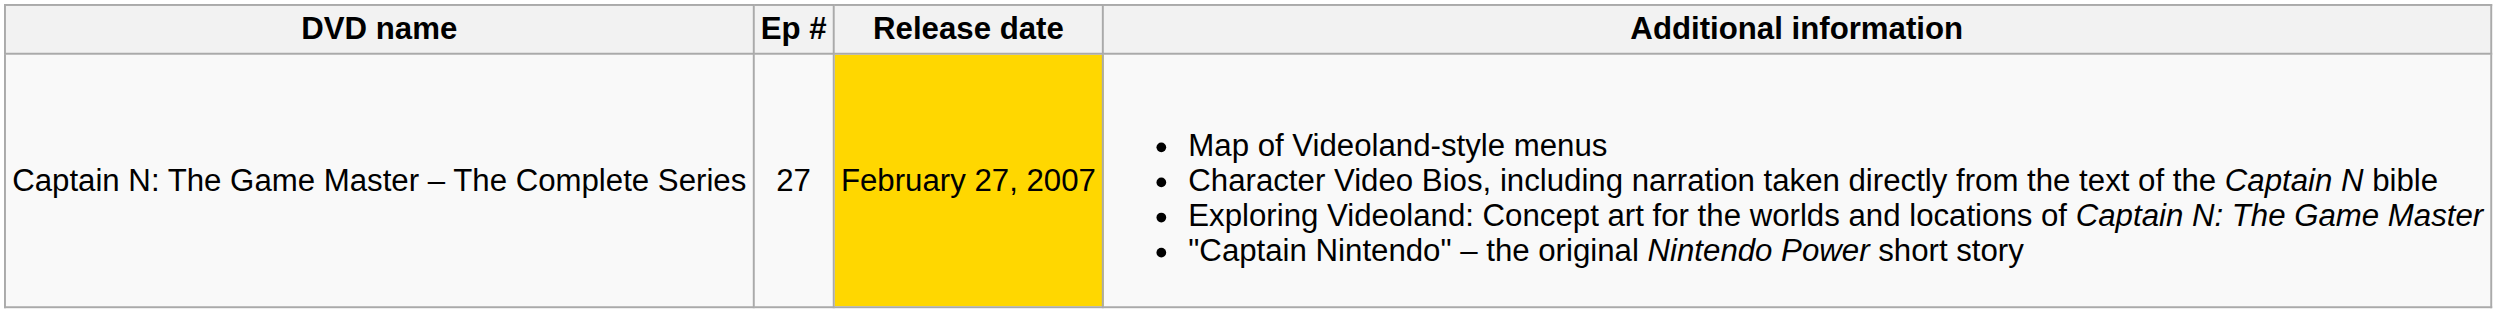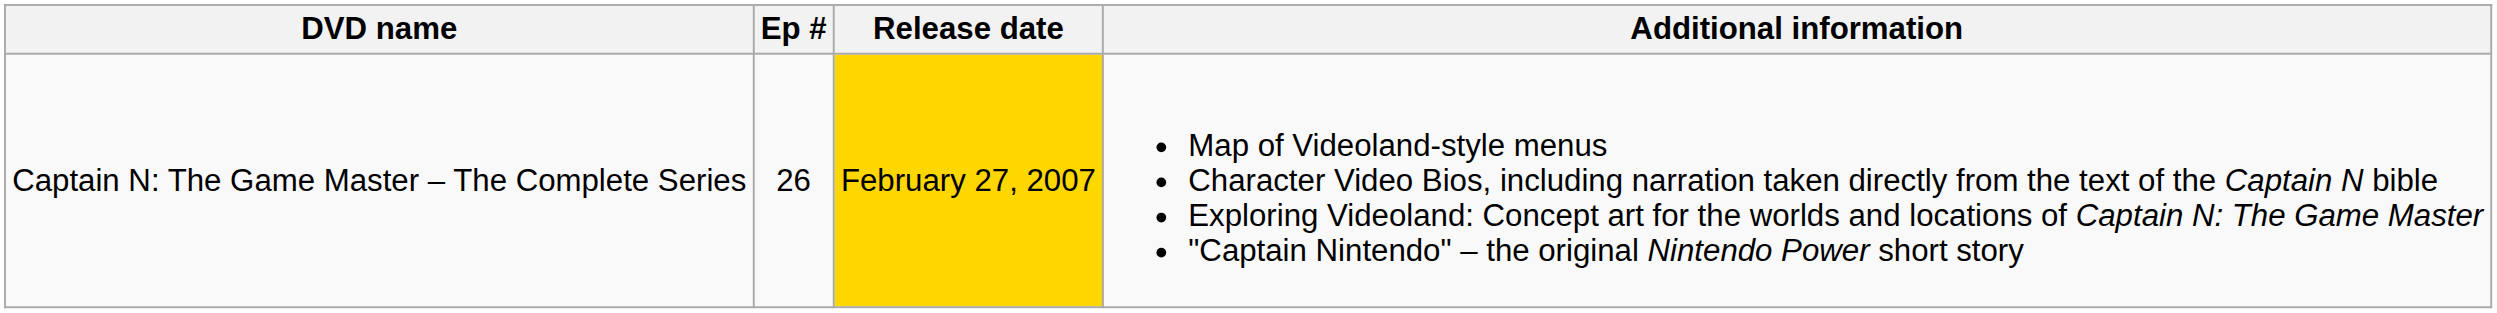(794, 180) 27 -> (794, 180) 26
